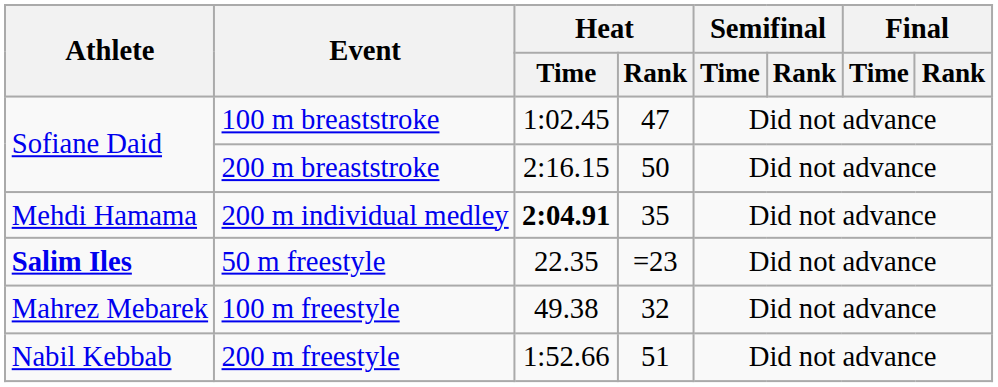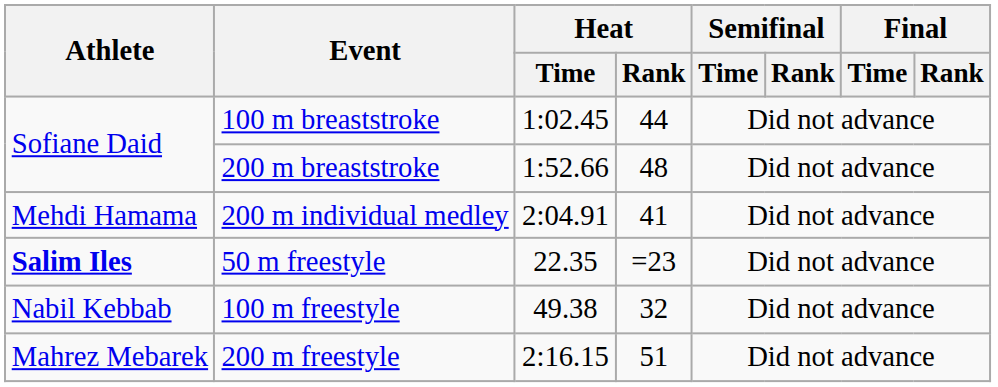(655, 120) 47 -> (654, 120) 44
(566, 167) 2:16.15 -> (565, 167) 1:52.66
(655, 167) 50 -> (654, 167) 48
(566, 215) bold -> (565, 215) normal
(655, 215) 35 -> (654, 215) 41
(110, 309) Mahrez Mebarek -> (92, 309) Nabil Kebbab
(92, 356) Nabil Kebbab -> (110, 356) Mahrez Mebarek
(566, 356) 1:52.66 -> (565, 356) 2:16.15
